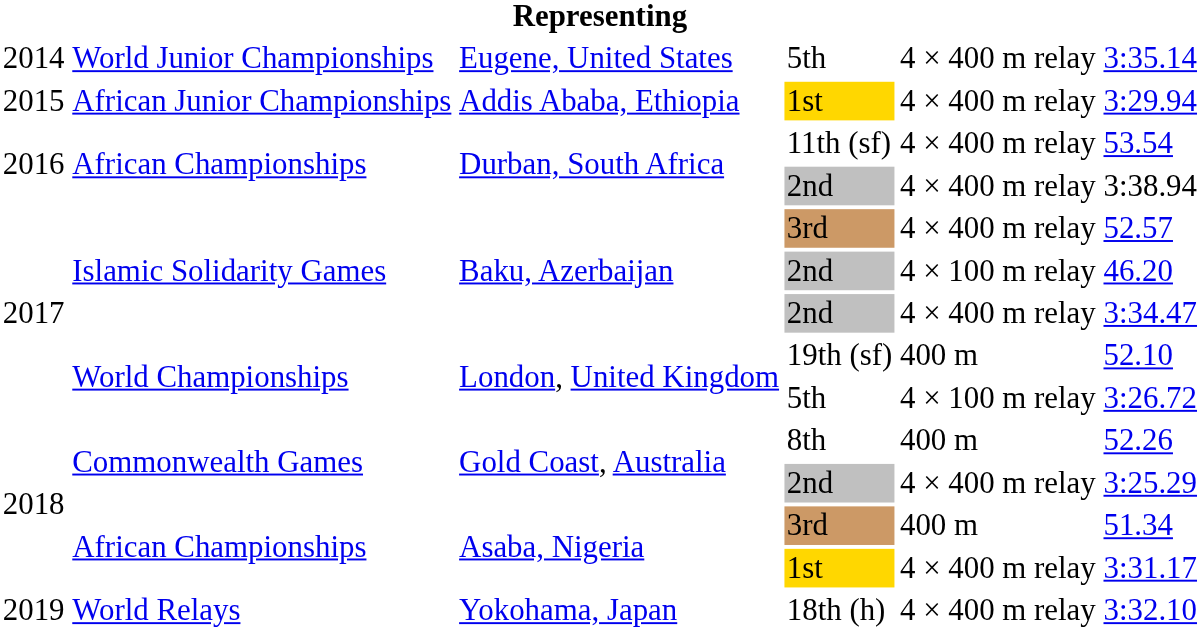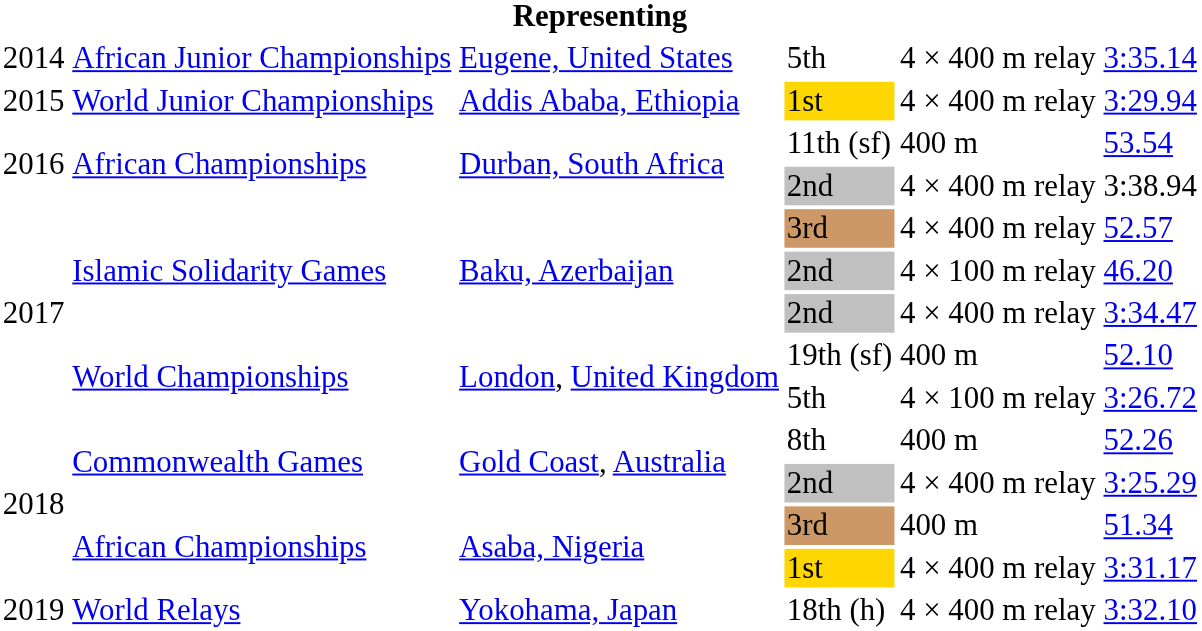(253, 58) World Junior Championships -> (262, 58) African Junior Championships
(262, 100) African Junior Championships -> (253, 100) World Junior Championships
(998, 143) 4 × 400 m relay -> (939, 143) 400 m
